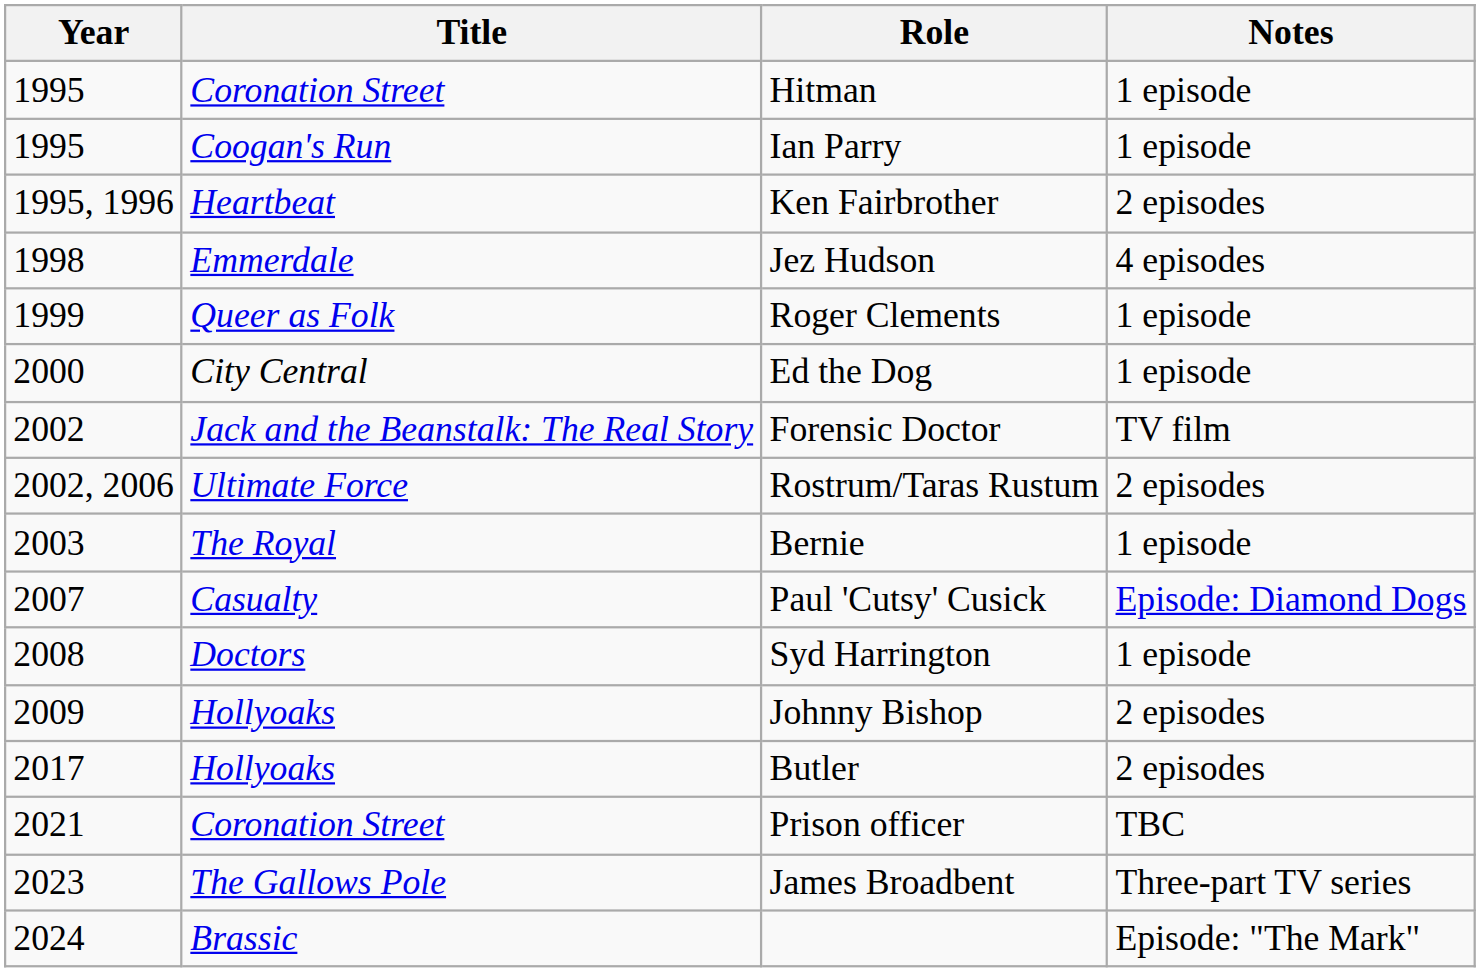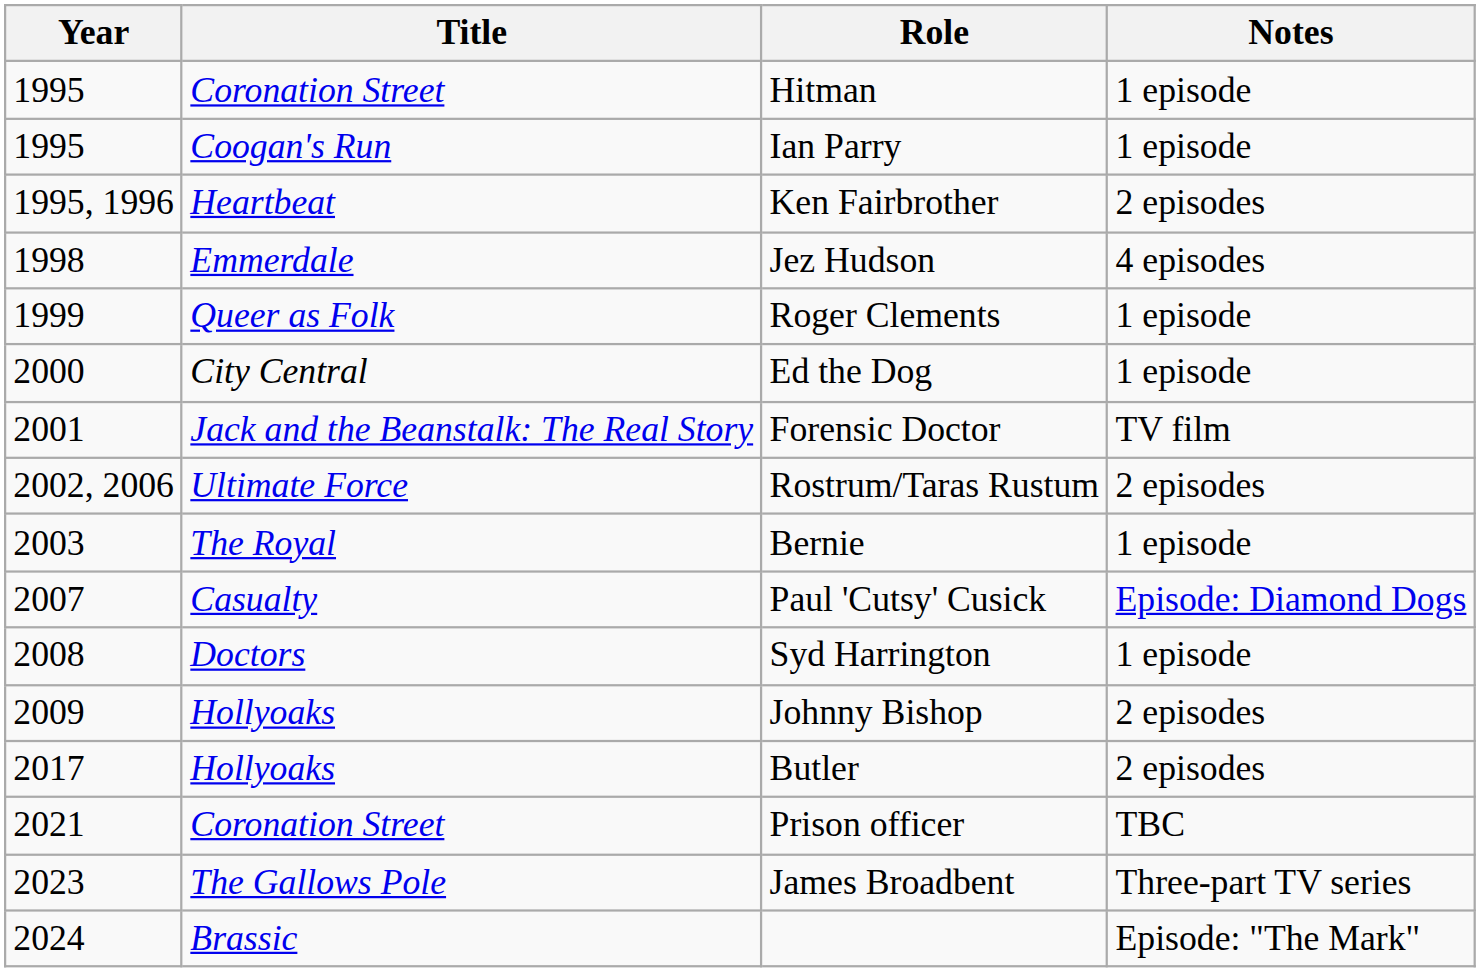(49, 428) 2002 -> (49, 428) 2001
